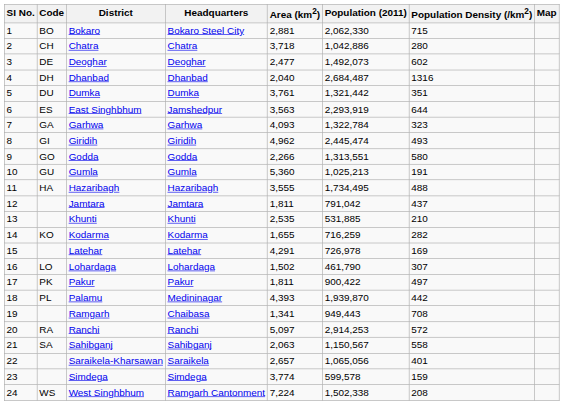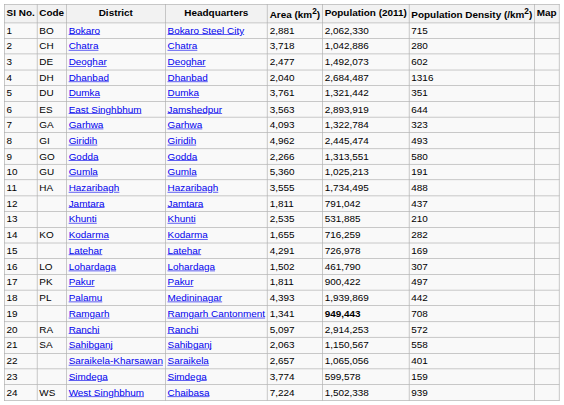(347, 109) 2,293,919 -> (347, 109) 2,893,919
(347, 298) 1,939,870 -> (347, 298) 1,939,869
(188, 313) Chaibasa -> (216, 313) Ramgarh Cantonment
(343, 313) normal -> (343, 313) bold
(216, 392) Ramgarh Cantonment -> (188, 392) Chaibasa
(420, 392) 208 -> (420, 392) 939
